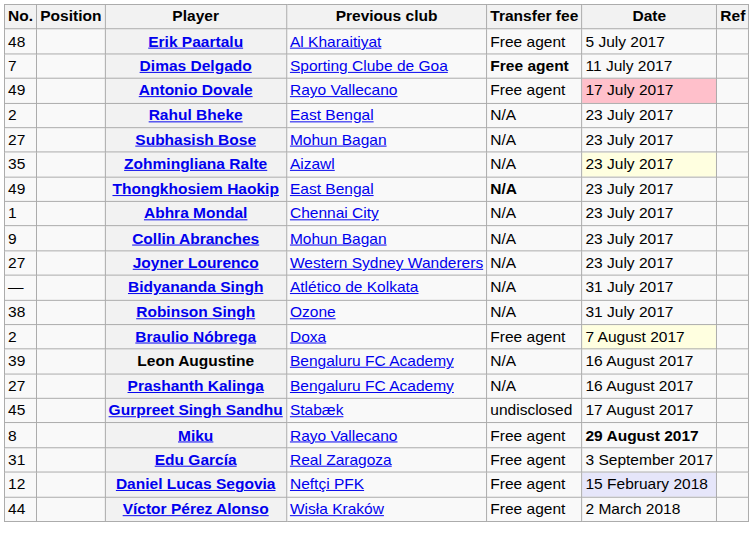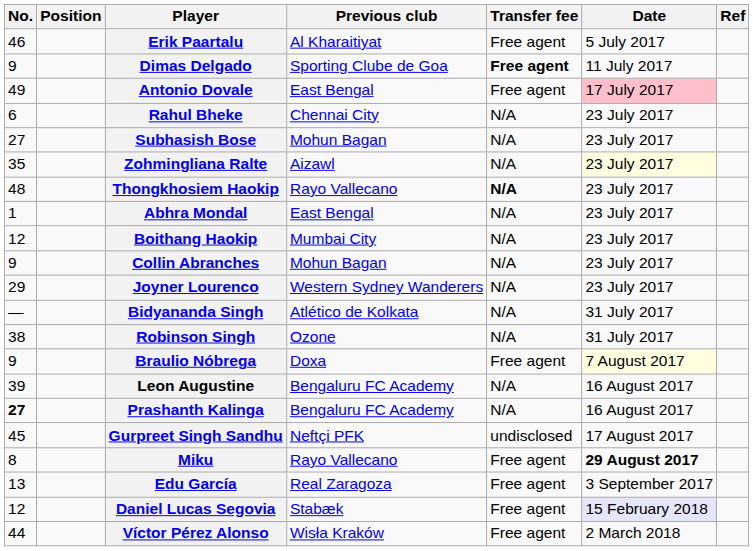(17, 41) 48 -> (17, 41) 46
(12, 66) 7 -> (12, 66) 9
(344, 90) Rayo Vallecano -> (332, 90) East Bengal
(12, 115) 2 -> (12, 115) 6
(332, 115) East Bengal -> (334, 115) Chennai City
(17, 189) 49 -> (17, 189) 48
(332, 189) East Bengal -> (344, 189) Rayo Vallecano
(334, 213) Chennai City -> (332, 213) East Bengal
+ row: (196, 238)
(17, 262) 27 -> (17, 287) 29
(12, 336) 2 -> (12, 361) 9
(17, 386) normal -> (17, 410) bold
(317, 410) Stabæk -> (327, 435) Neftçi PFK
(17, 459) 31 -> (17, 484) 13
(327, 484) Neftçi PFK -> (317, 509) Stabæk
